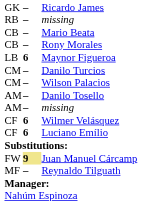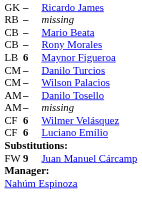(26, 158) khaki background -> (26, 158) no background
- row: (12, 170)
